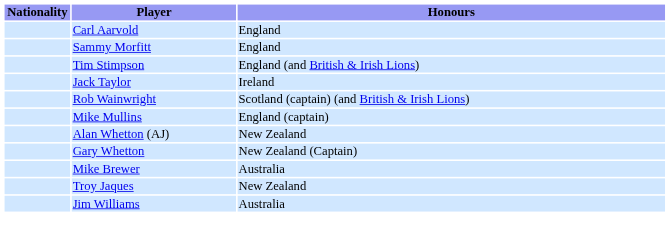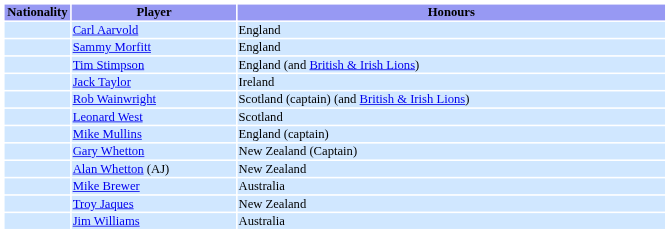+ row: (108, 116)
rows swapped: (121, 134) <-> (109, 151)
